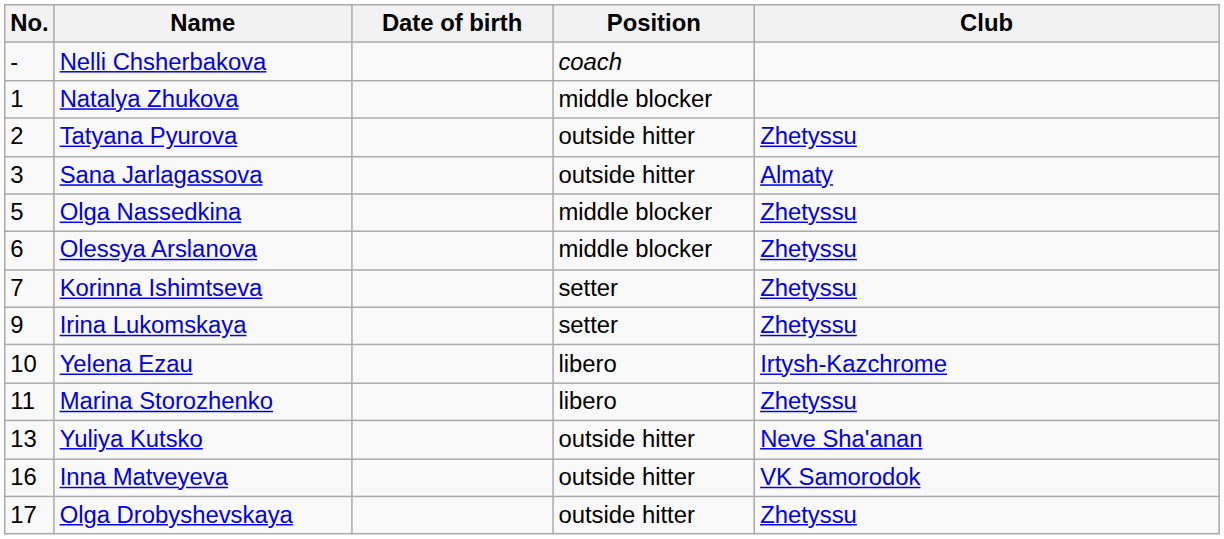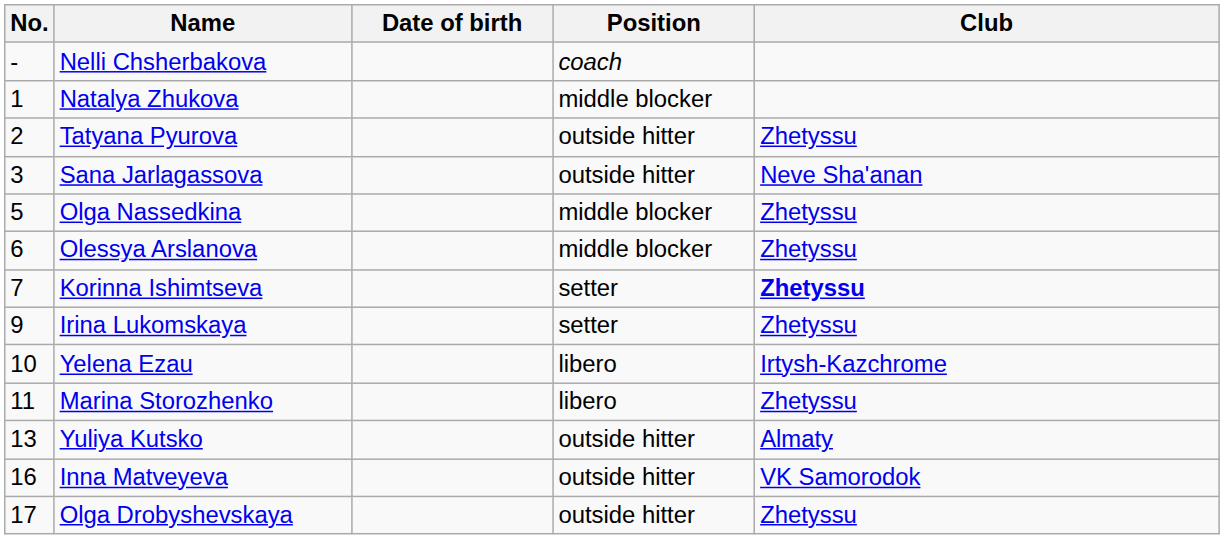(797, 174) Almaty -> (841, 174) Neve Sha'anan
(808, 288) normal -> (812, 288) bold
(841, 439) Neve Sha'anan -> (797, 439) Almaty
